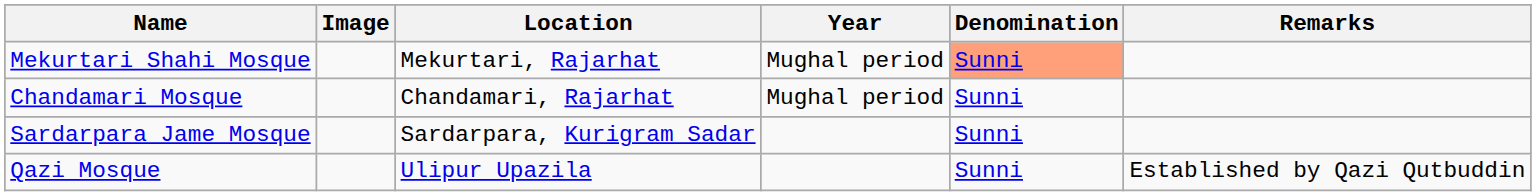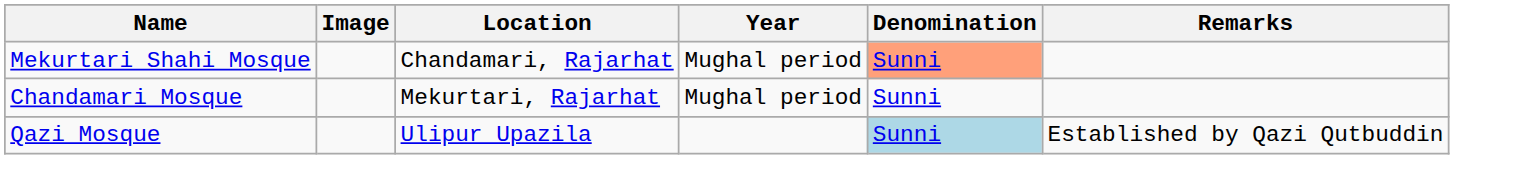(530, 60) Mekurtari, Rajarhat -> (537, 60) Chandamari, Rajarhat
(537, 98) Chandamari, Rajarhat -> (530, 98) Mekurtari, Rajarhat
- row: (160, 135)
(989, 172) no background -> (907, 135) lightblue background
